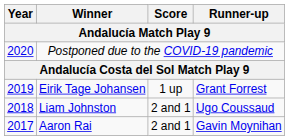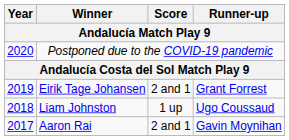(171, 89) 1 up -> (171, 89) 2 and 1
(171, 108) 2 and 1 -> (171, 108) 1 up
